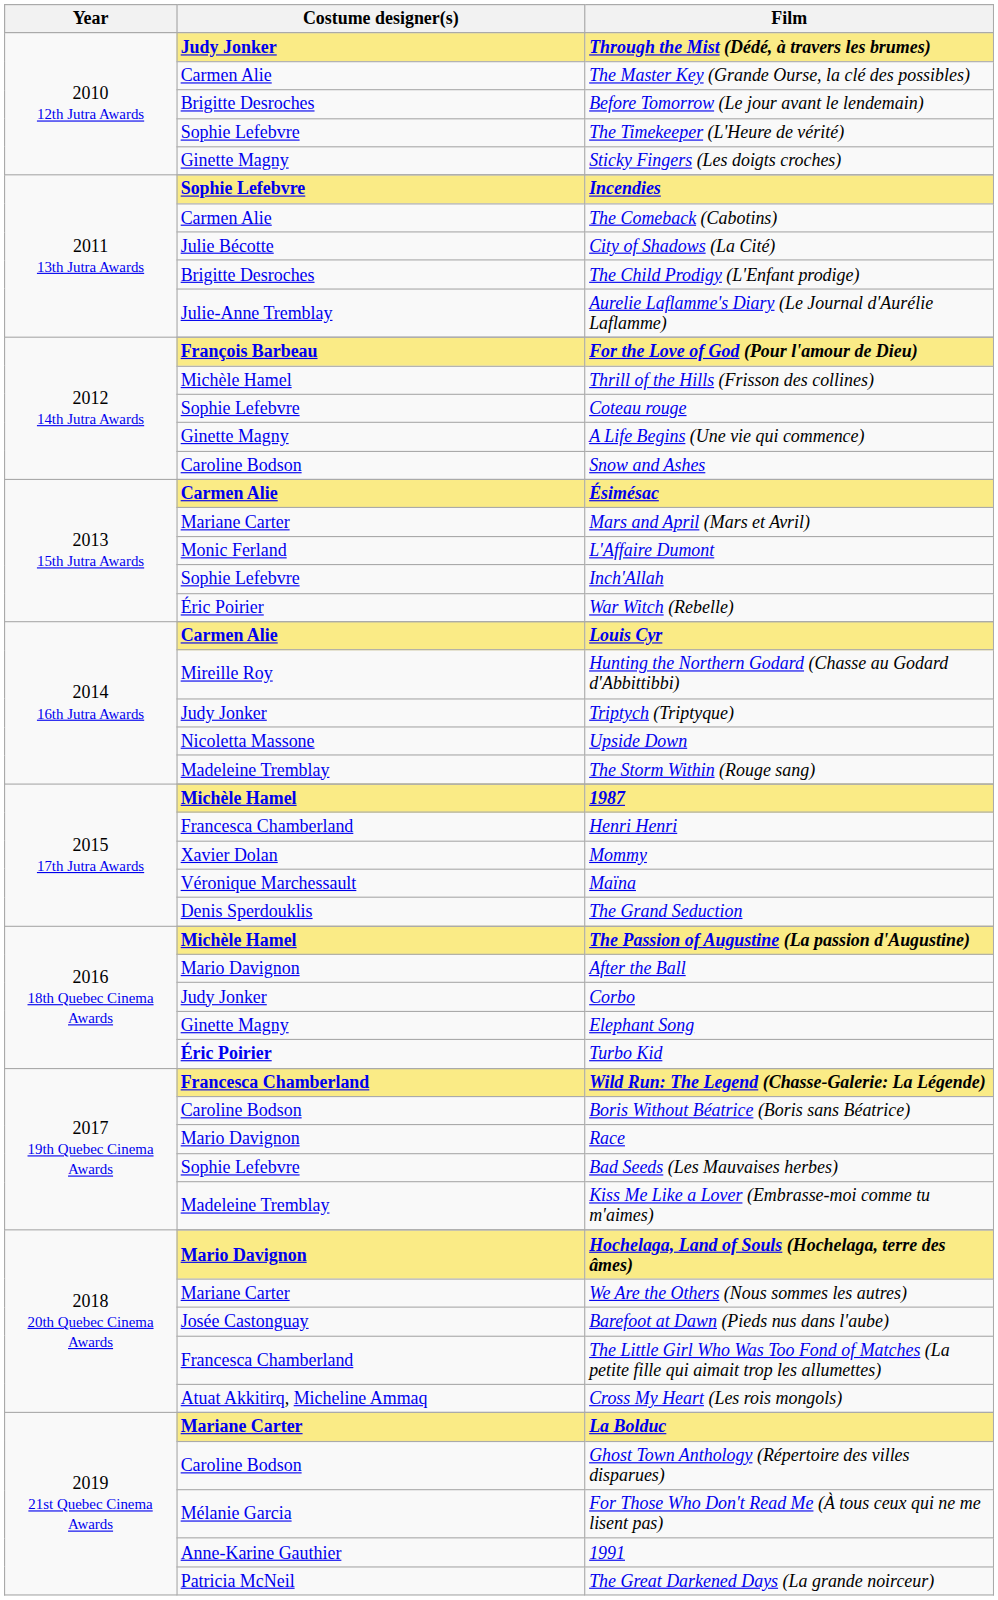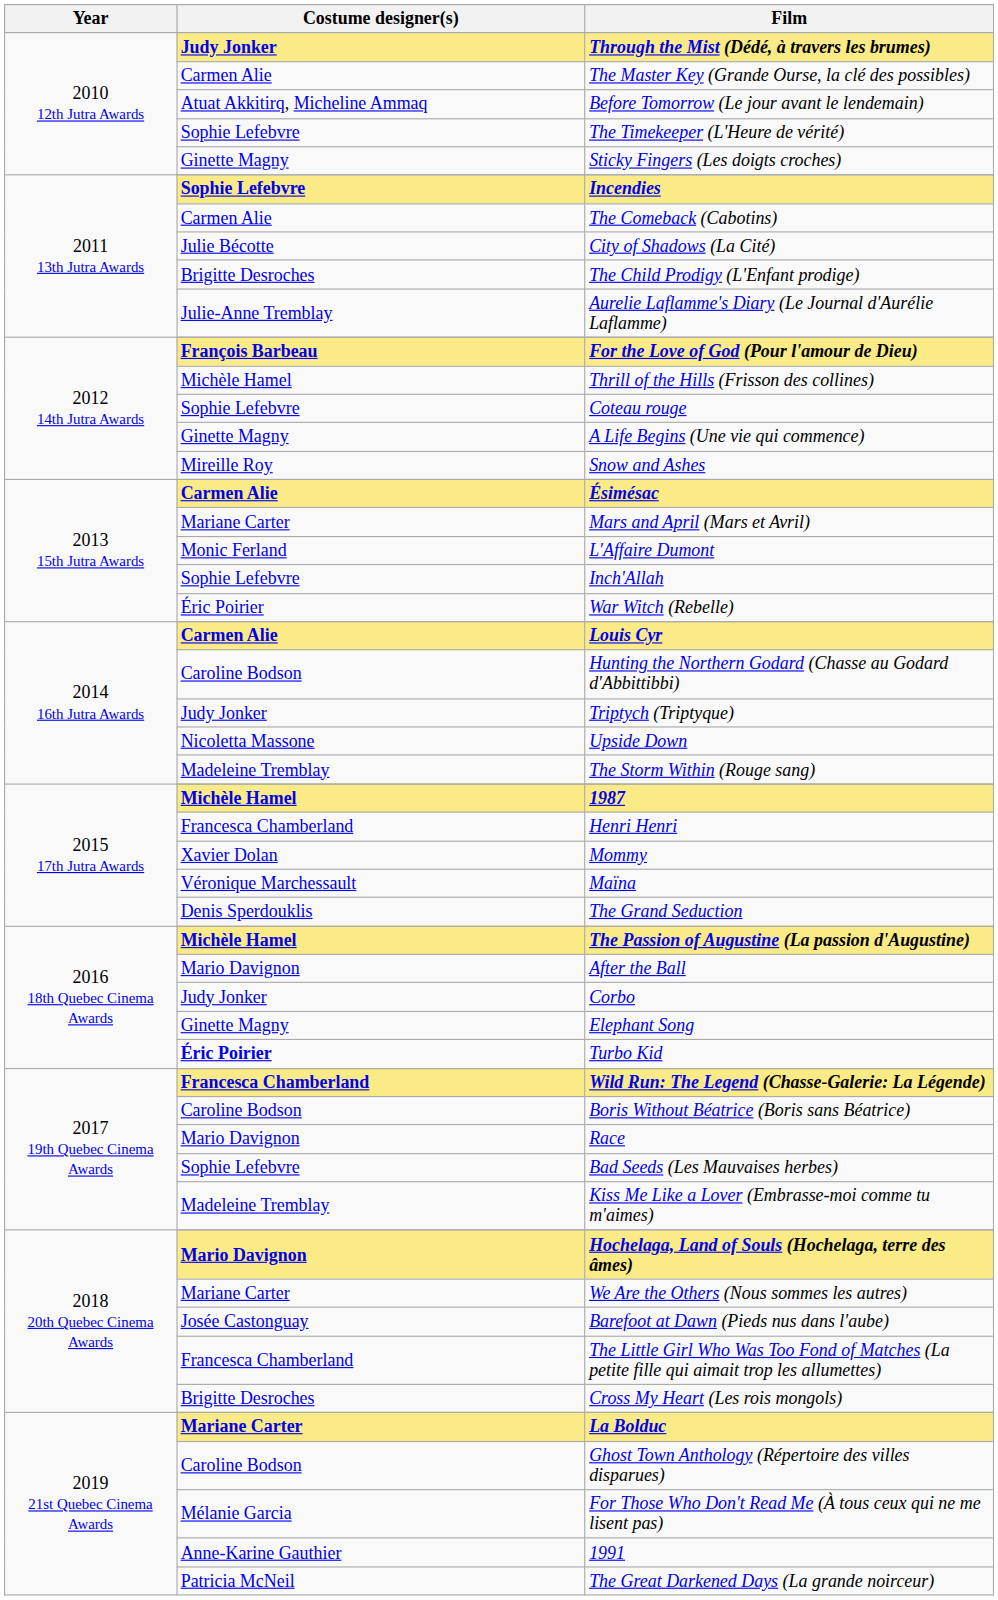(248, 103) Brigitte Desroches -> (304, 103) Atuat Akkitirq, Micheline Ammaq
(241, 465) Caroline Bodson -> (227, 465) Mireille Roy
(227, 674) Mireille Roy -> (241, 674) Caroline Bodson
(304, 1398) Atuat Akkitirq, Micheline Ammaq -> (248, 1398) Brigitte Desroches
